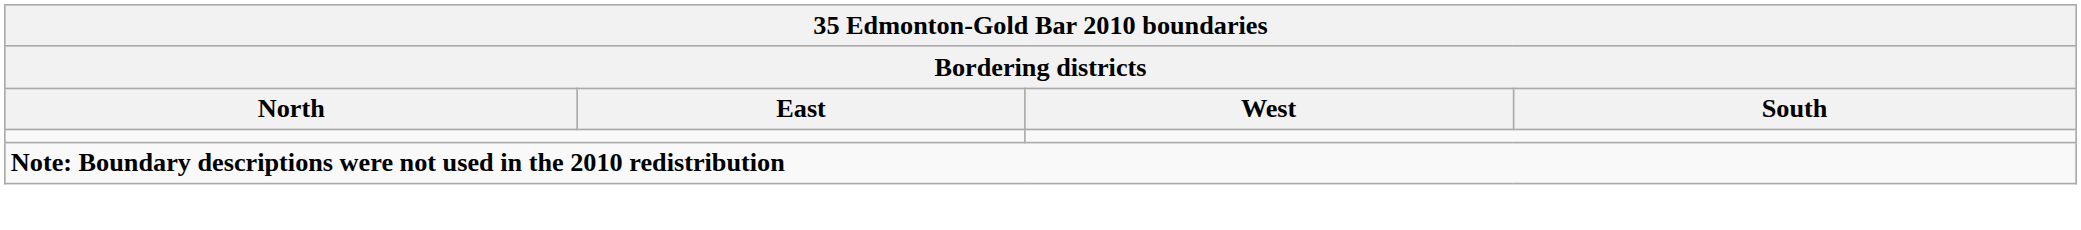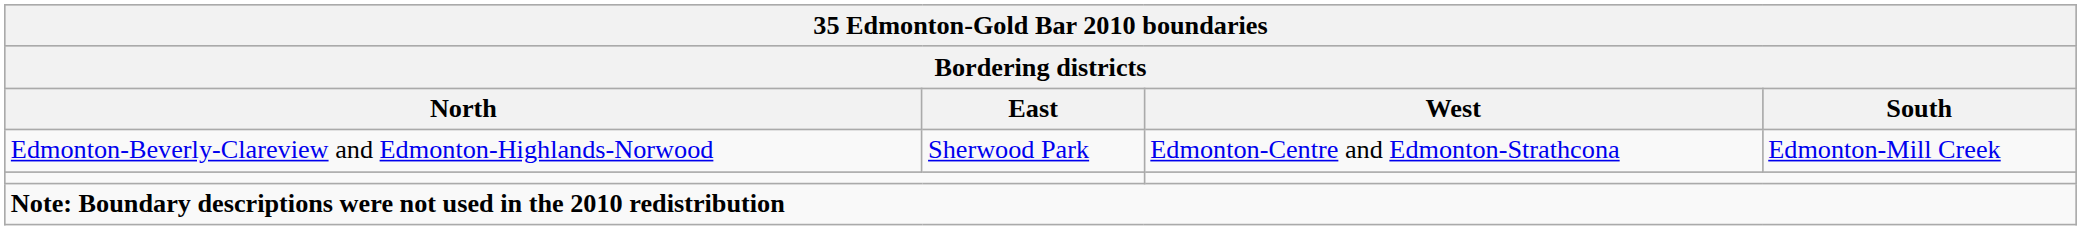+ row: (362, 150)
